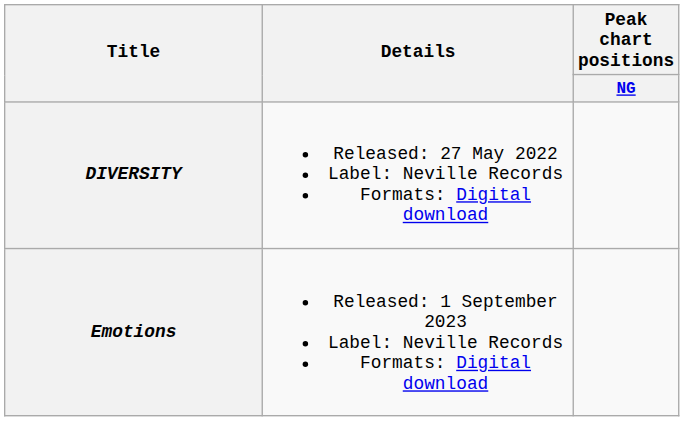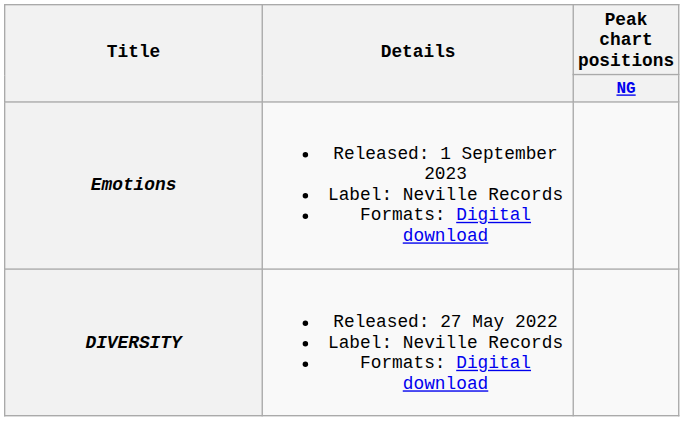rows swapped: (134, 175) <-> (134, 332)
